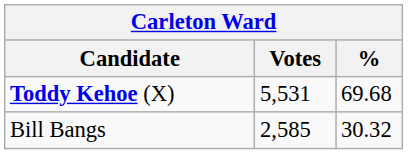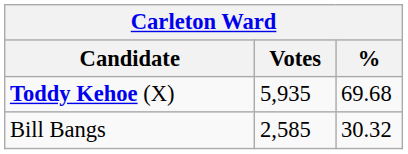(285, 93) 5,531 -> (285, 93) 5,935
